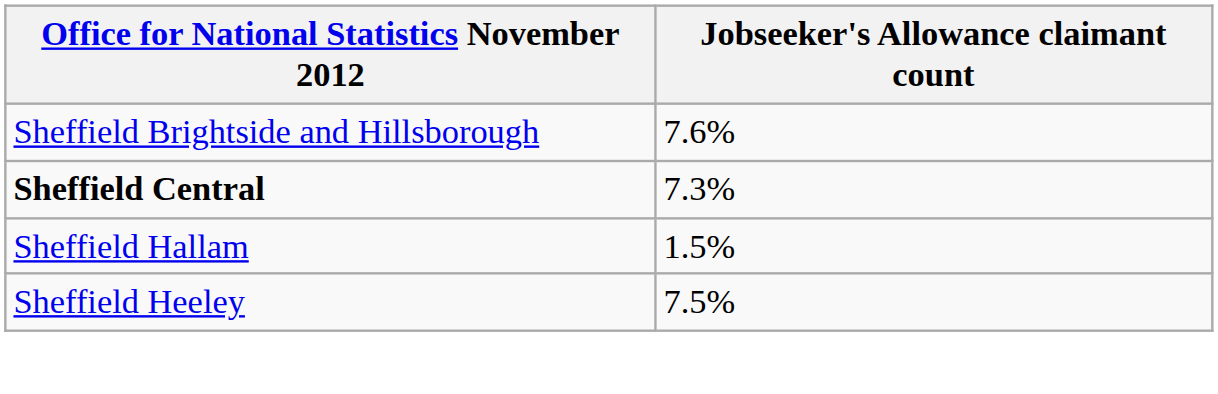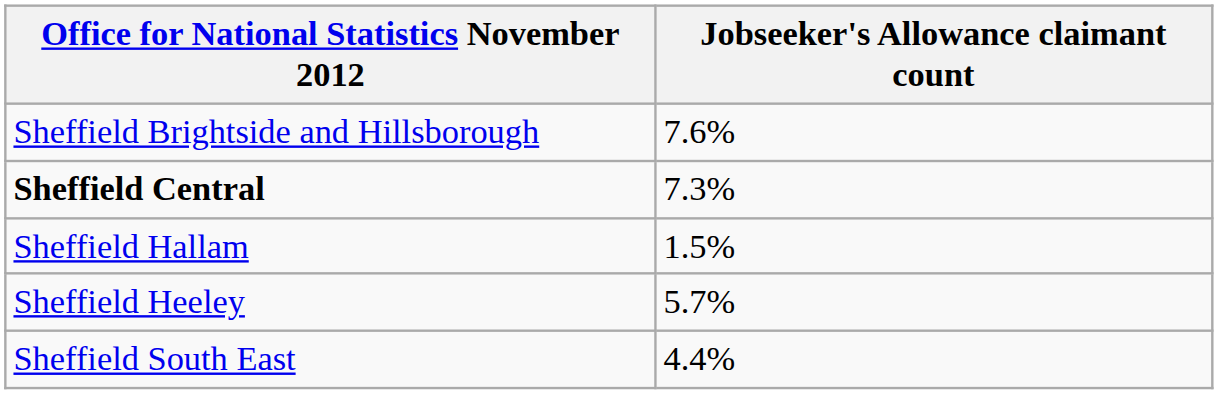(699, 301) 7.5% -> (699, 301) 5.7%
+ row: (155, 358)
